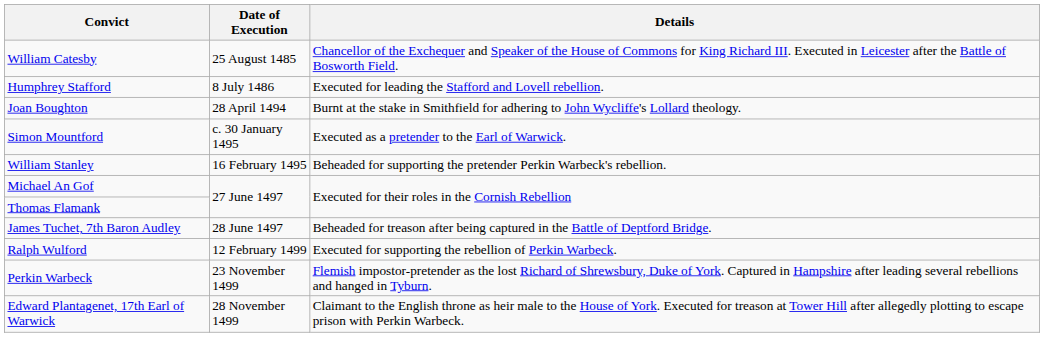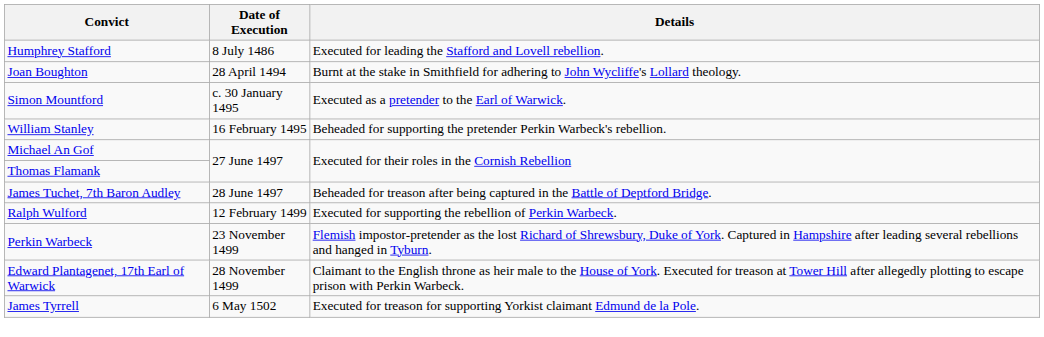- row: (52, 58)
+ row: (43, 306)
